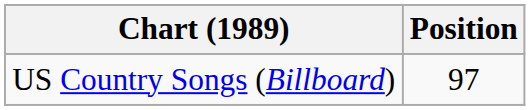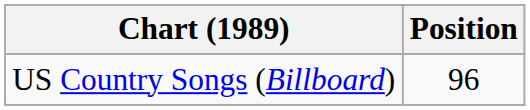(464, 79) 97 -> (464, 79) 96
